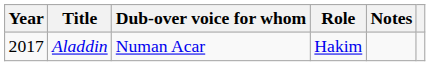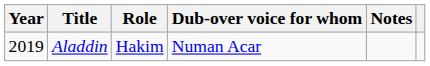columns swapped: (338, 18) <-> (211, 18)
(26, 46) 2017 -> (26, 46) 2019
